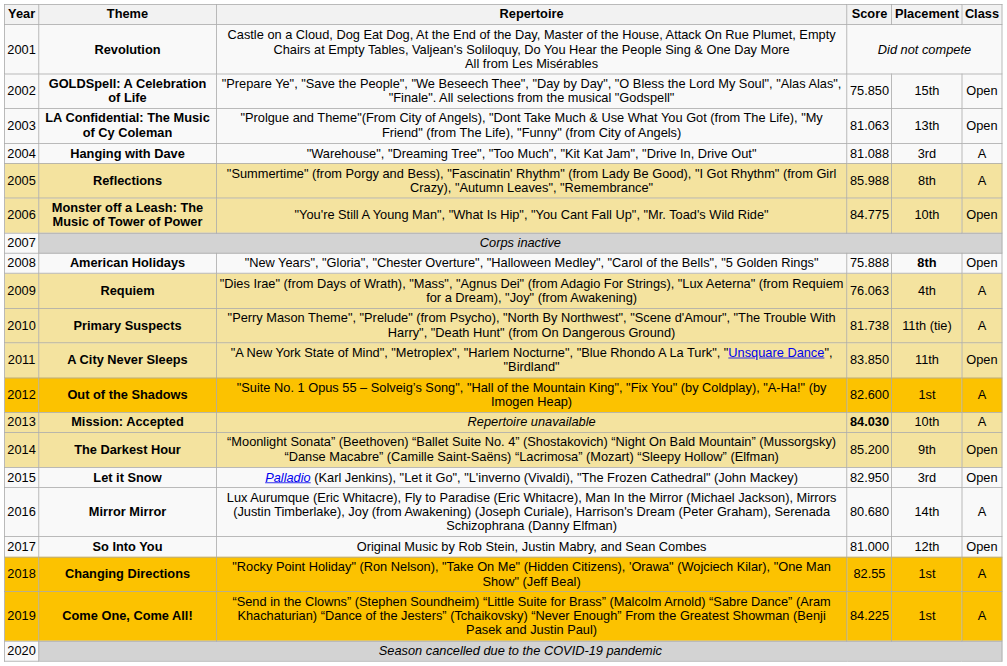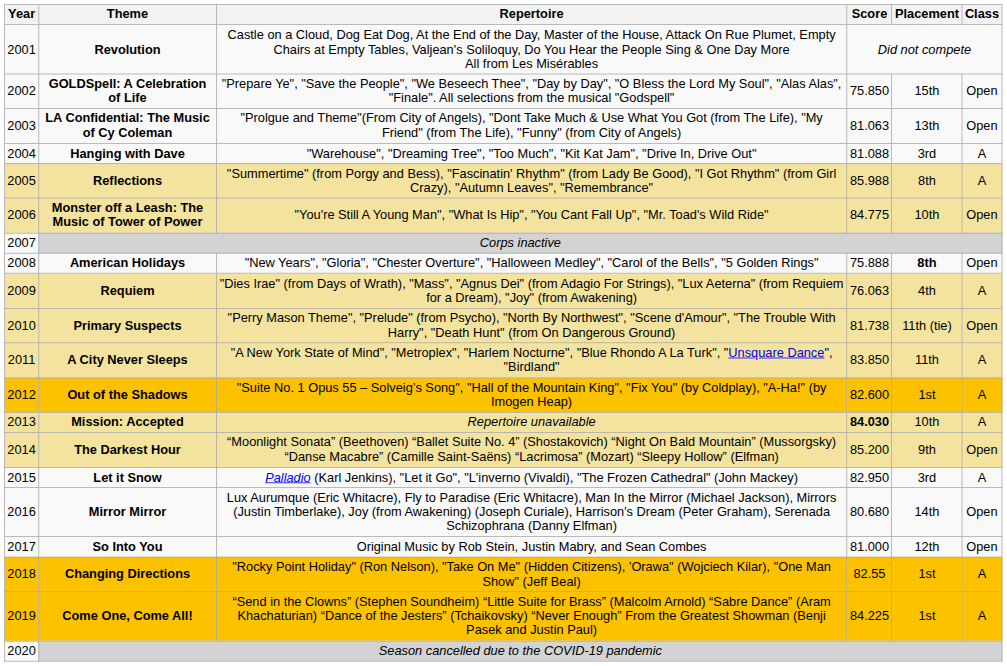(982, 325) A -> (982, 325) Open
(982, 360) Open -> (982, 360) A
(982, 477) Open -> (982, 477) A
(982, 512) A -> (982, 512) Open
